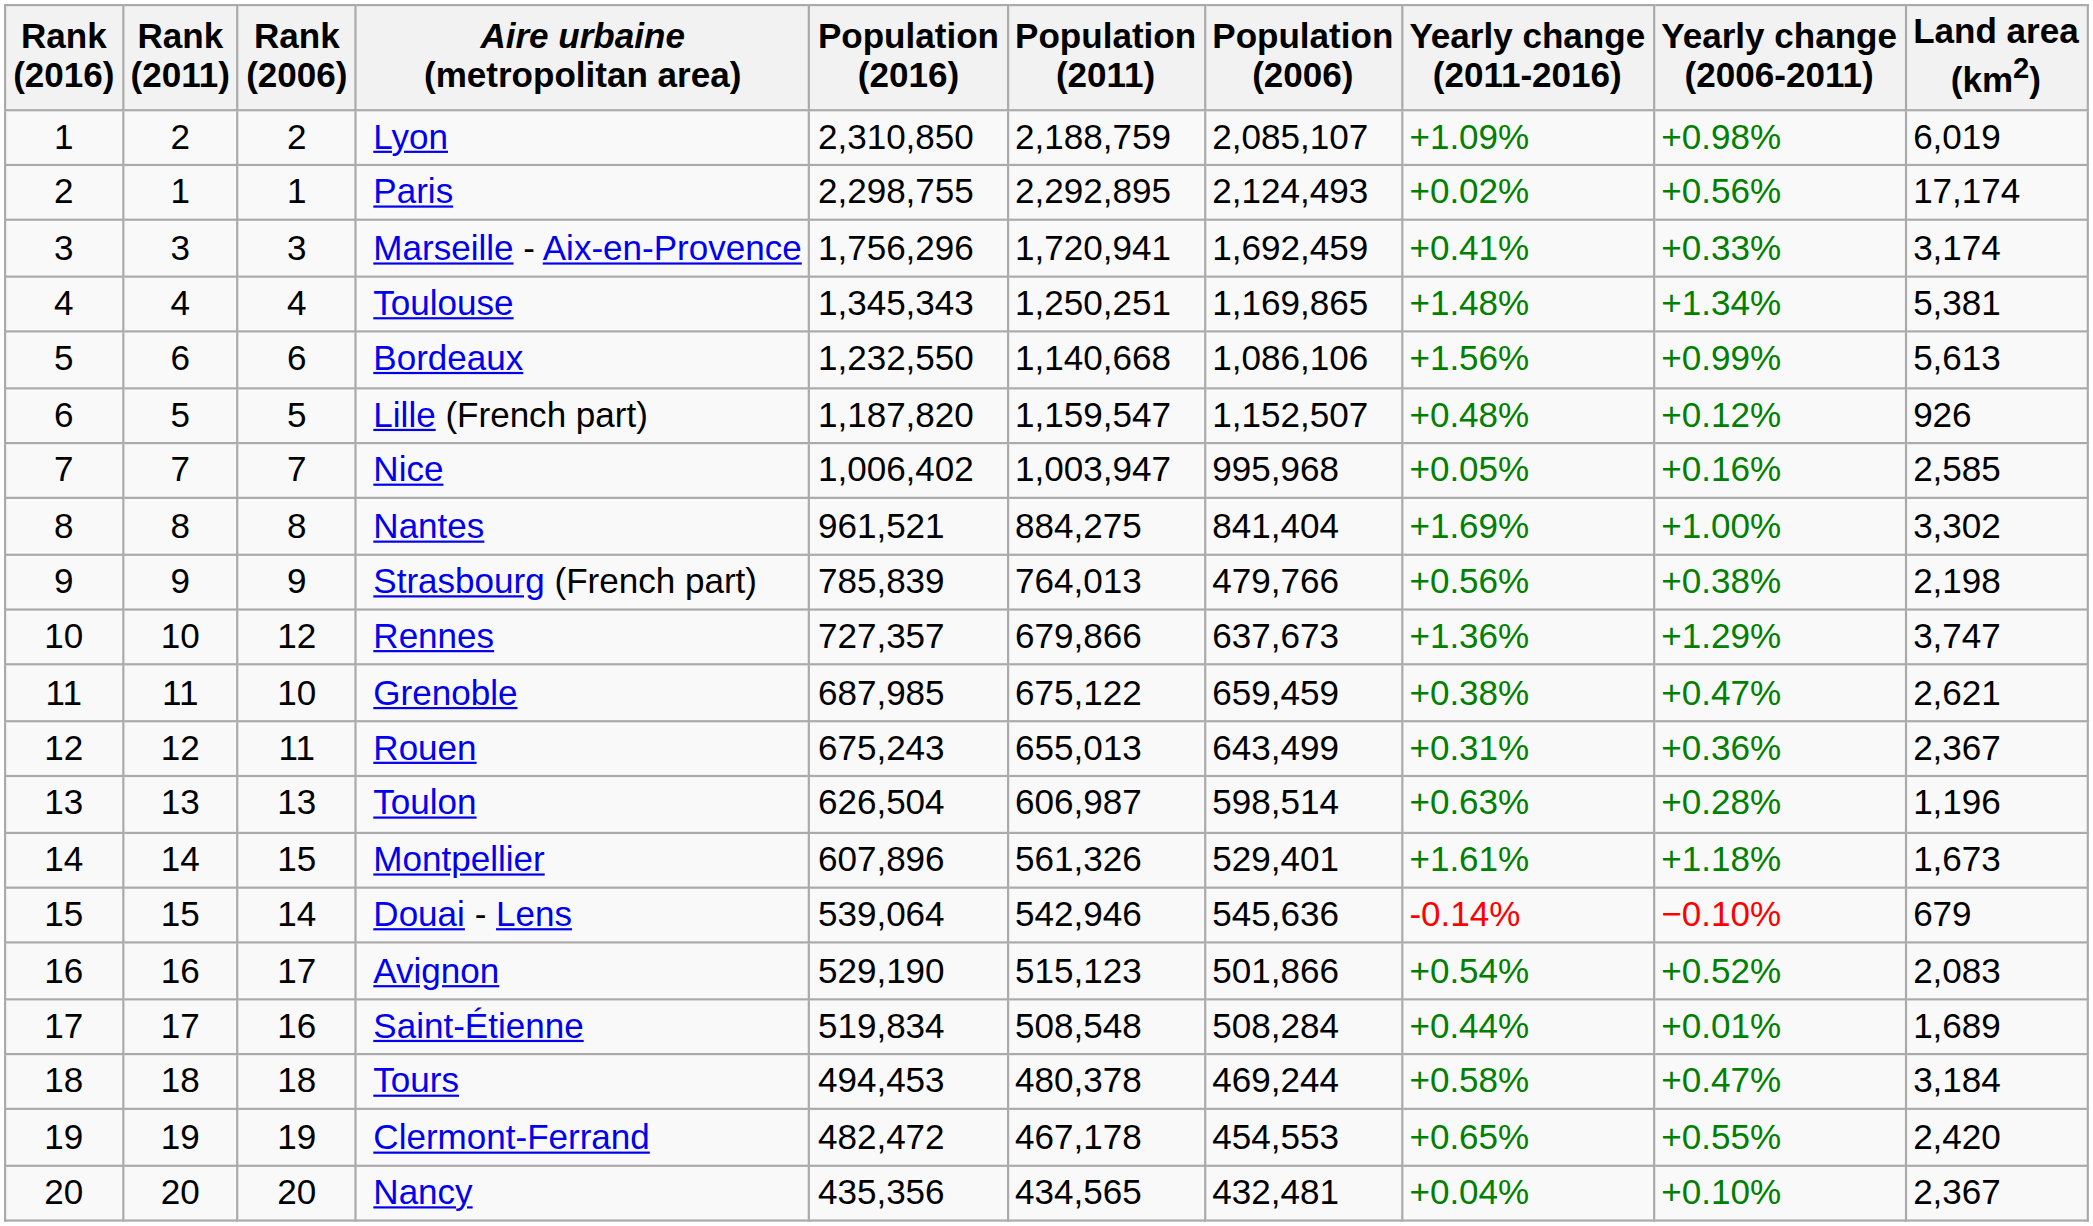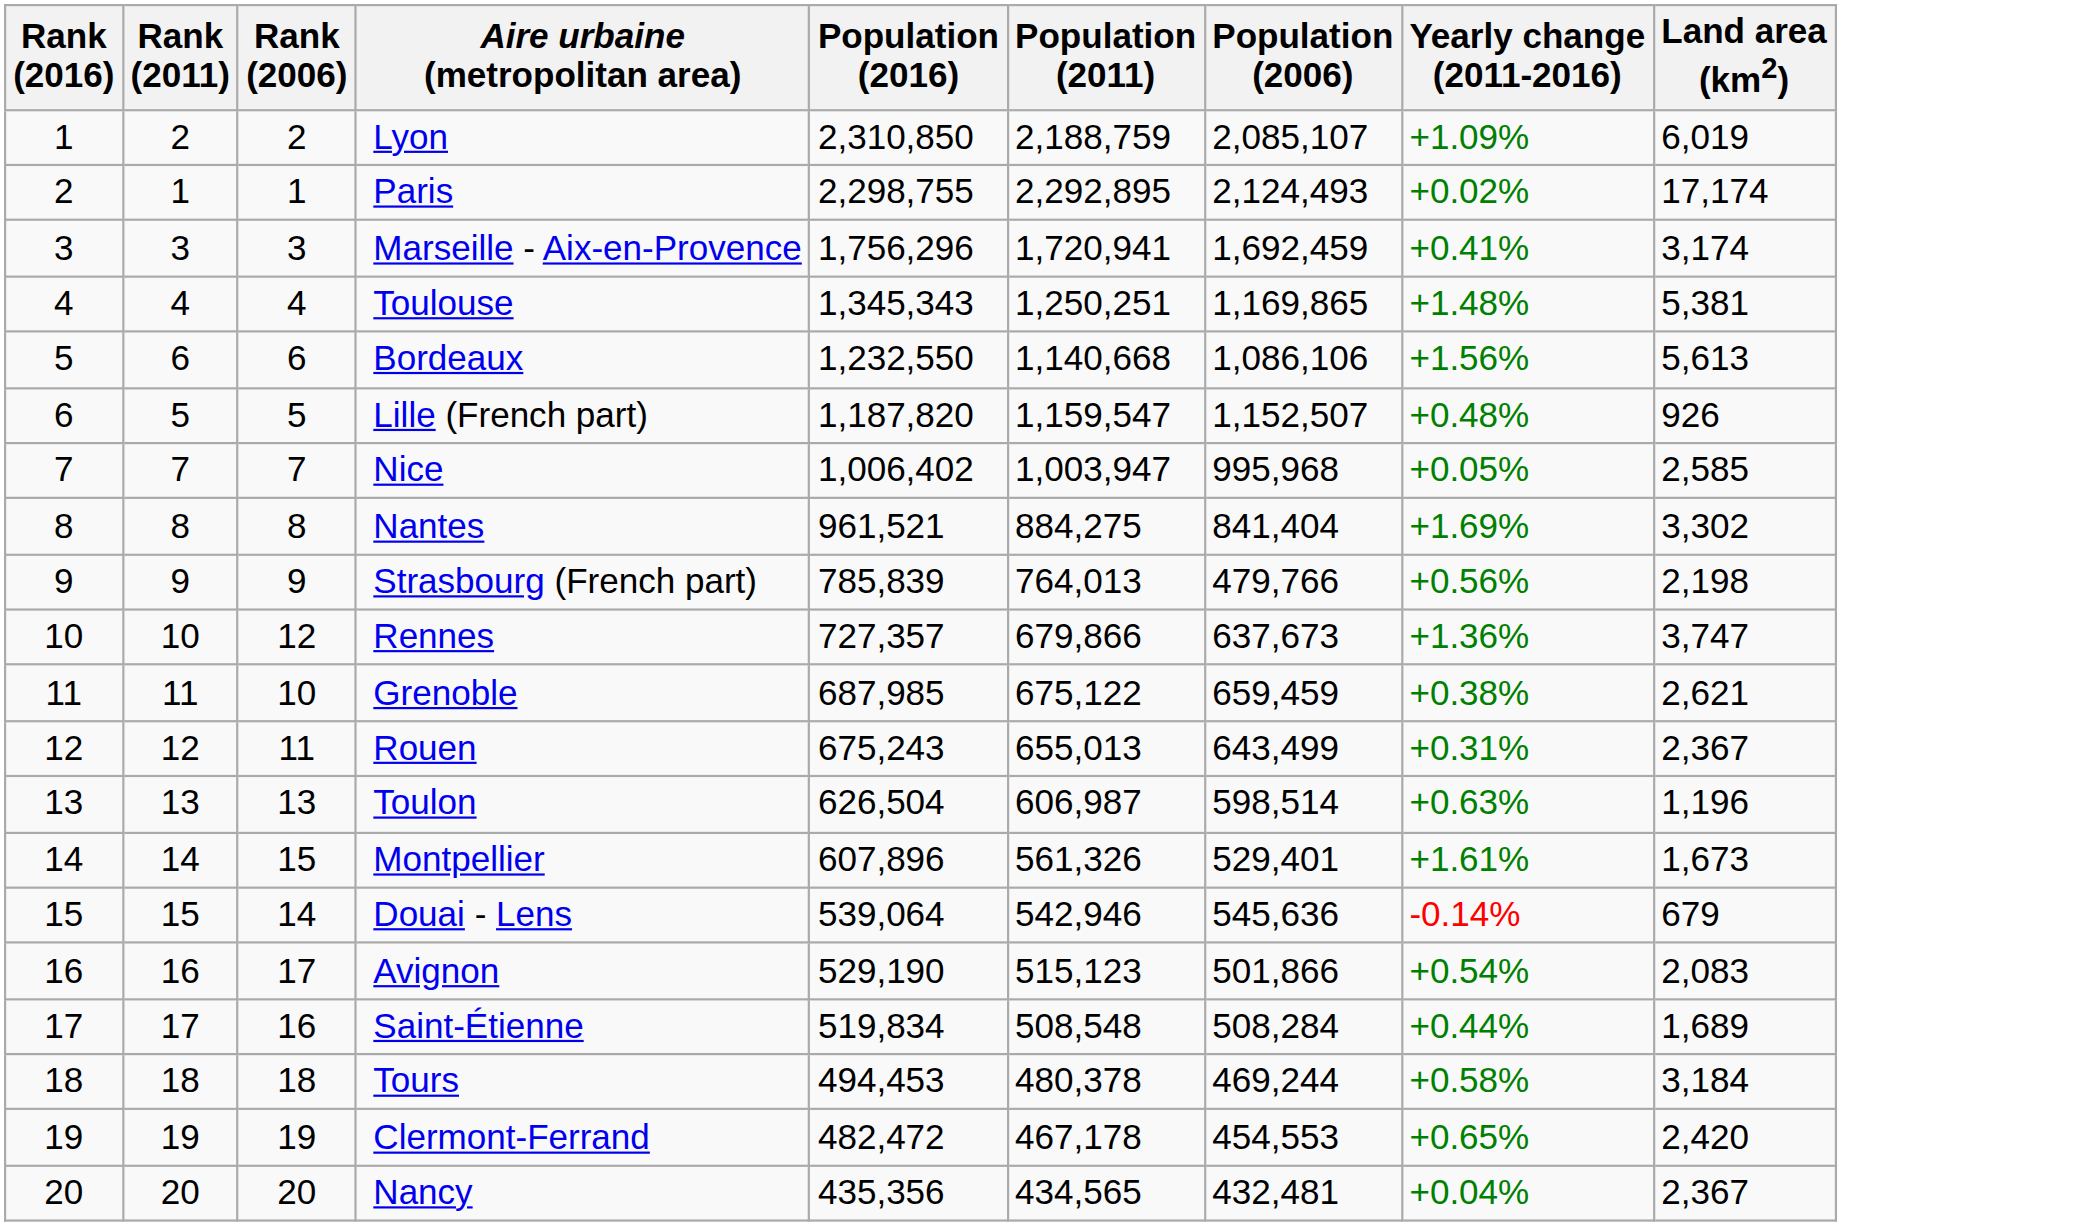- column: (1779, 56)
